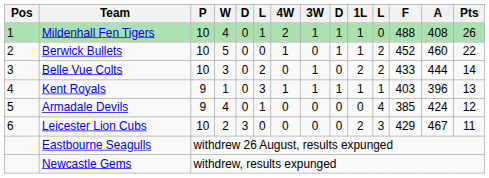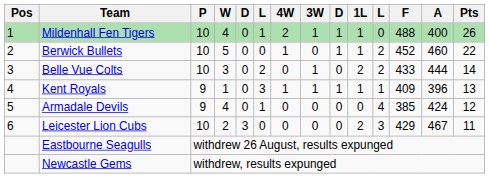(438, 32) 408 -> (438, 32) 400
(405, 88) 403 -> (405, 88) 409
